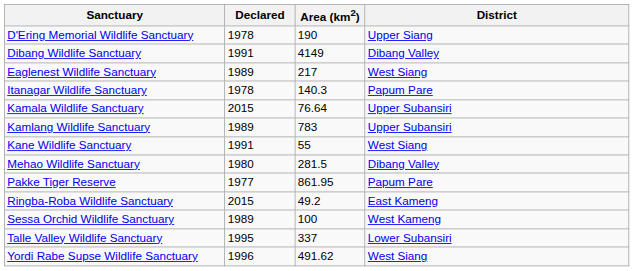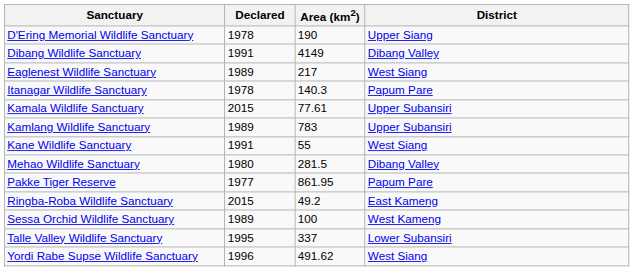(312, 108) 76.64 -> (312, 108) 77.61
